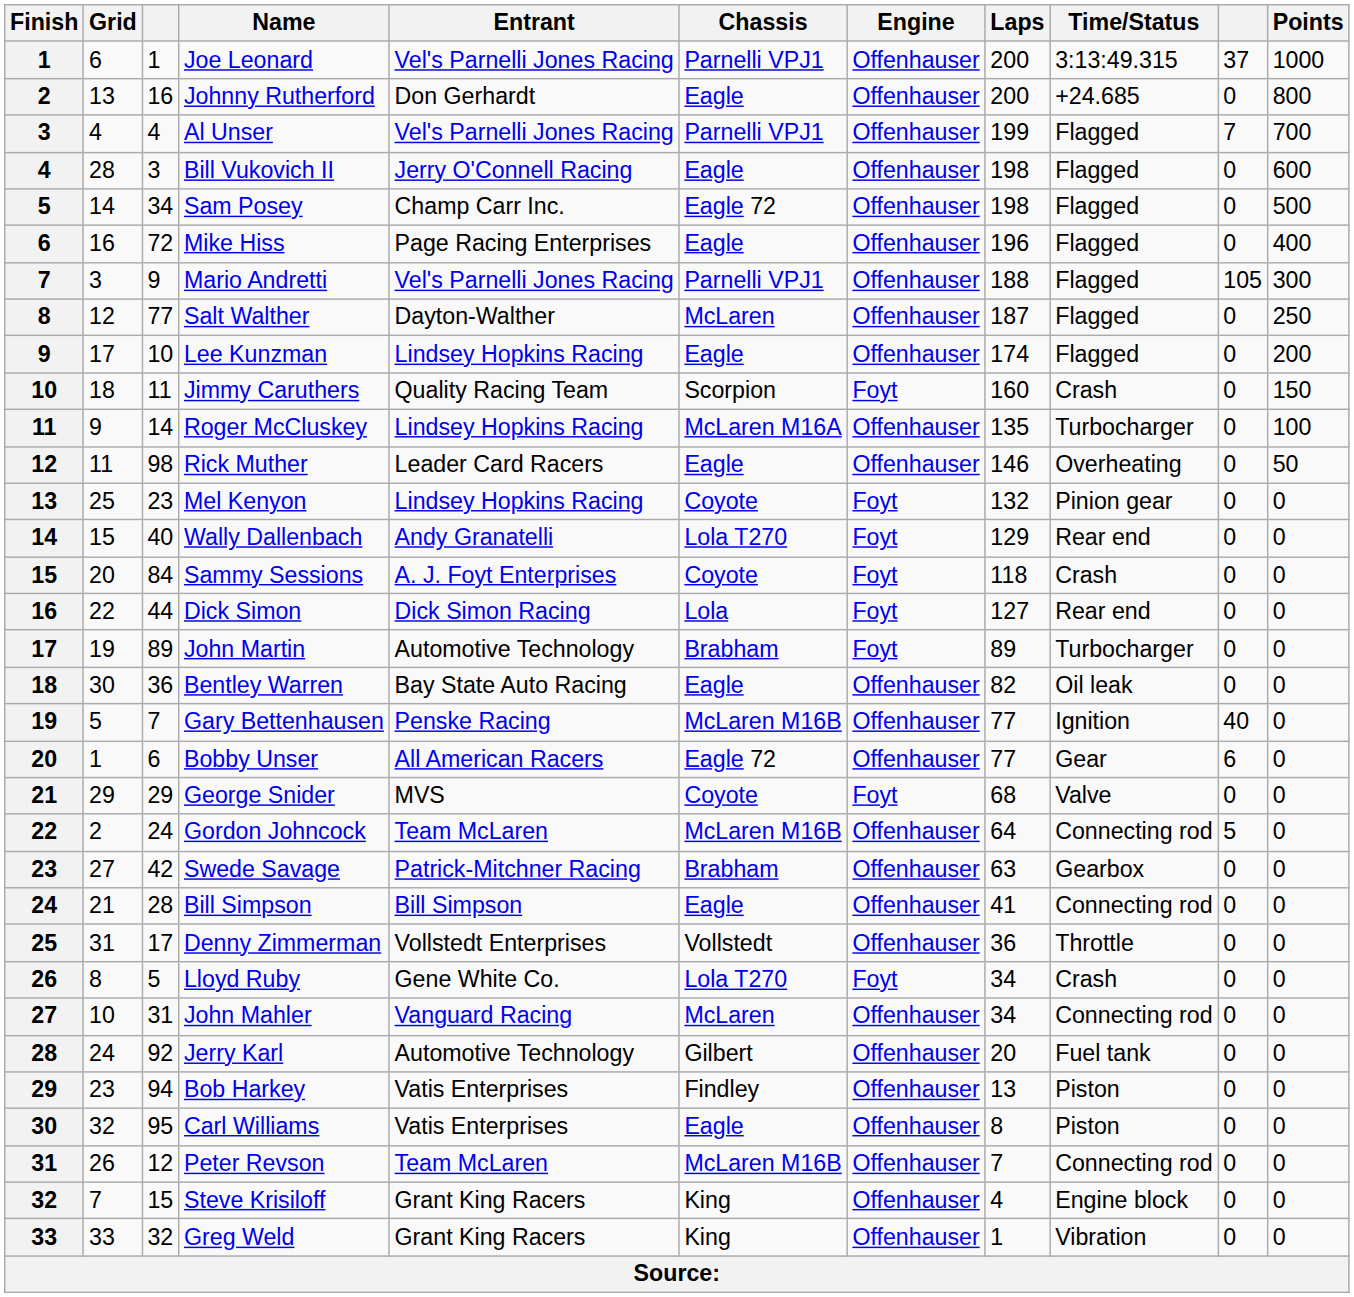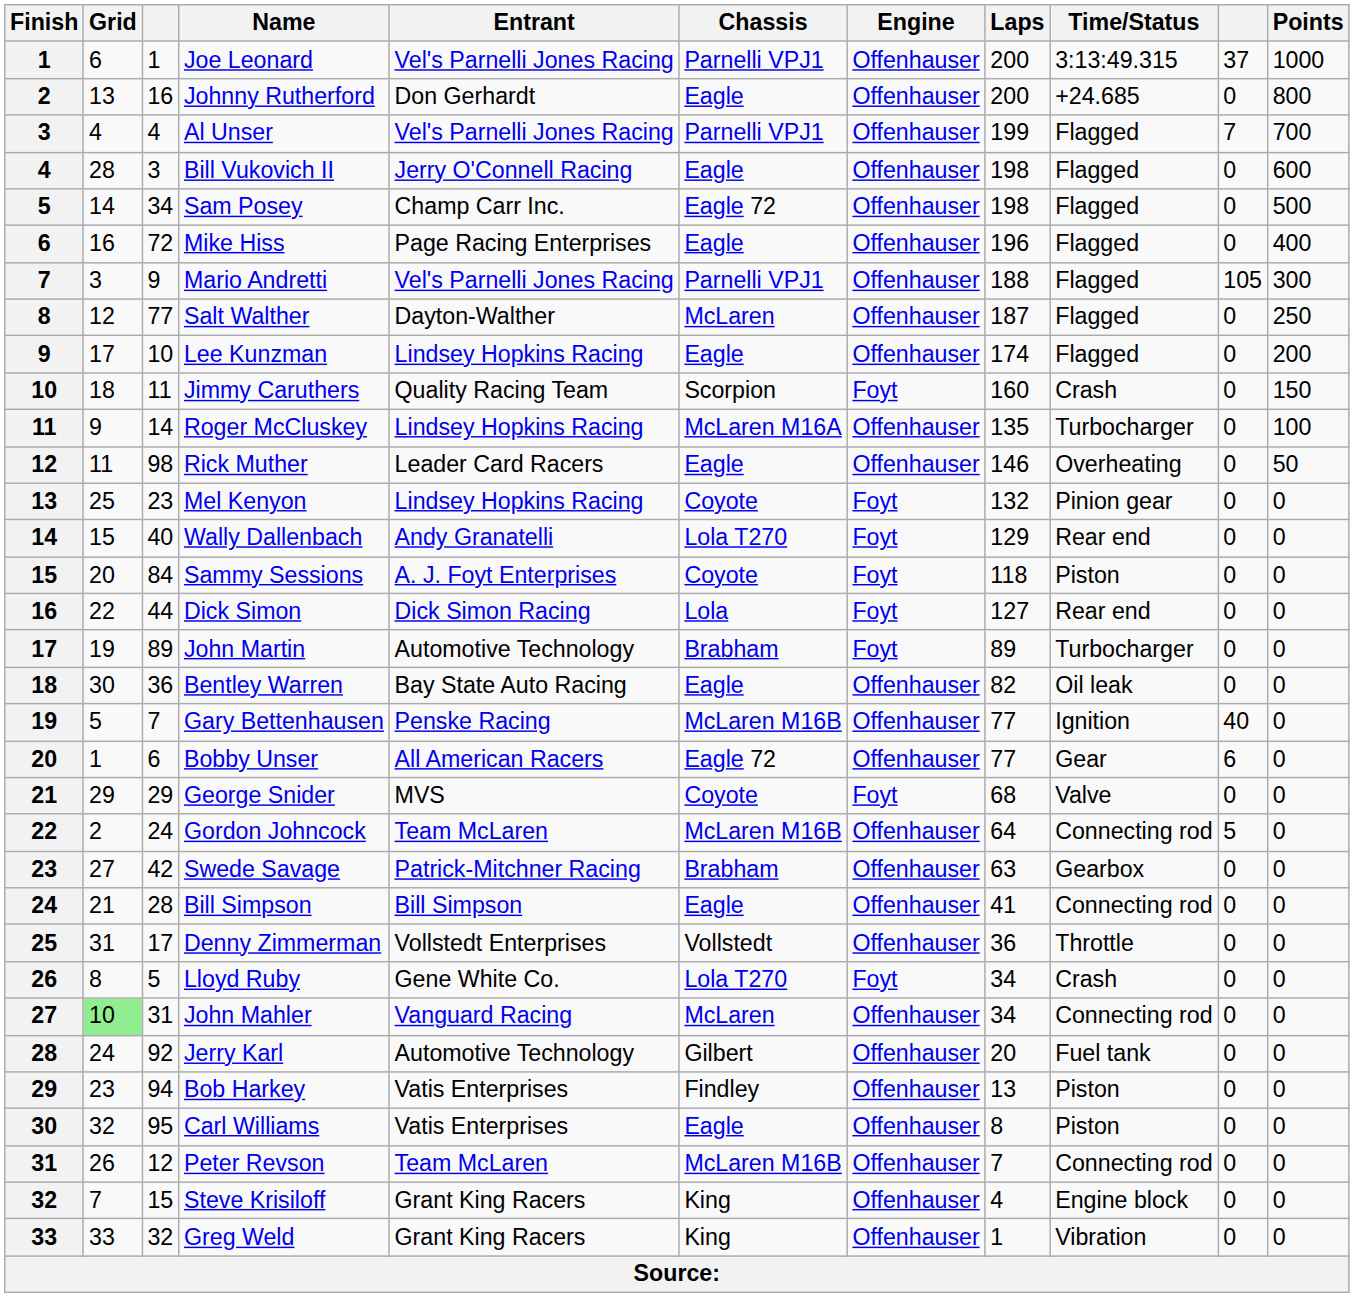(1086, 574) Crash -> (1087, 574) Piston
(102, 1016) no background -> (102, 1016) lightgreen background
